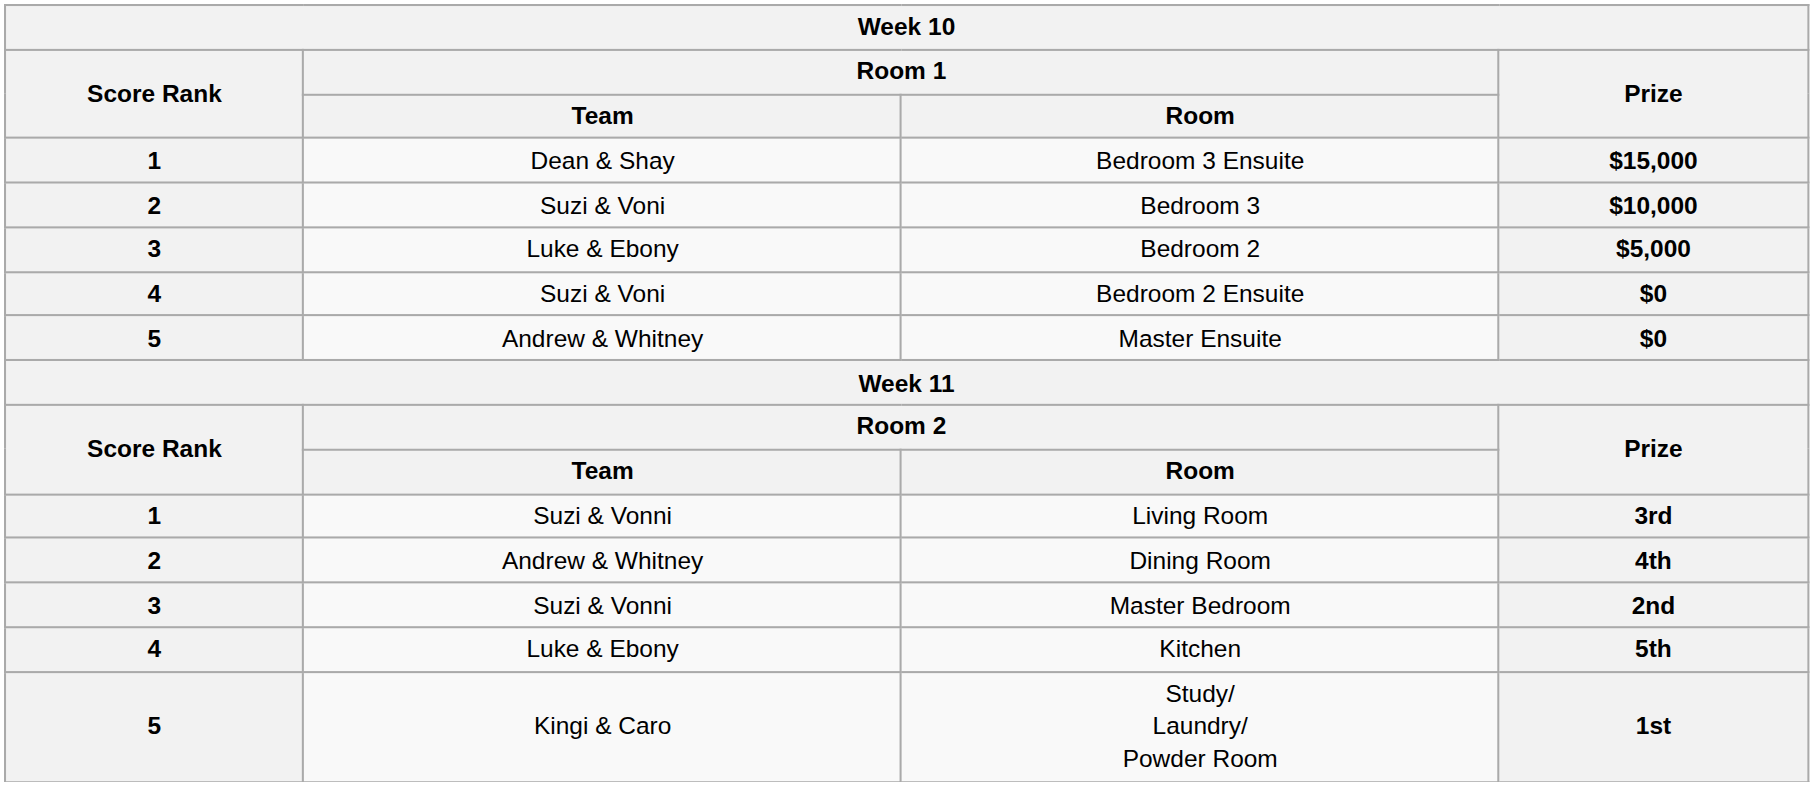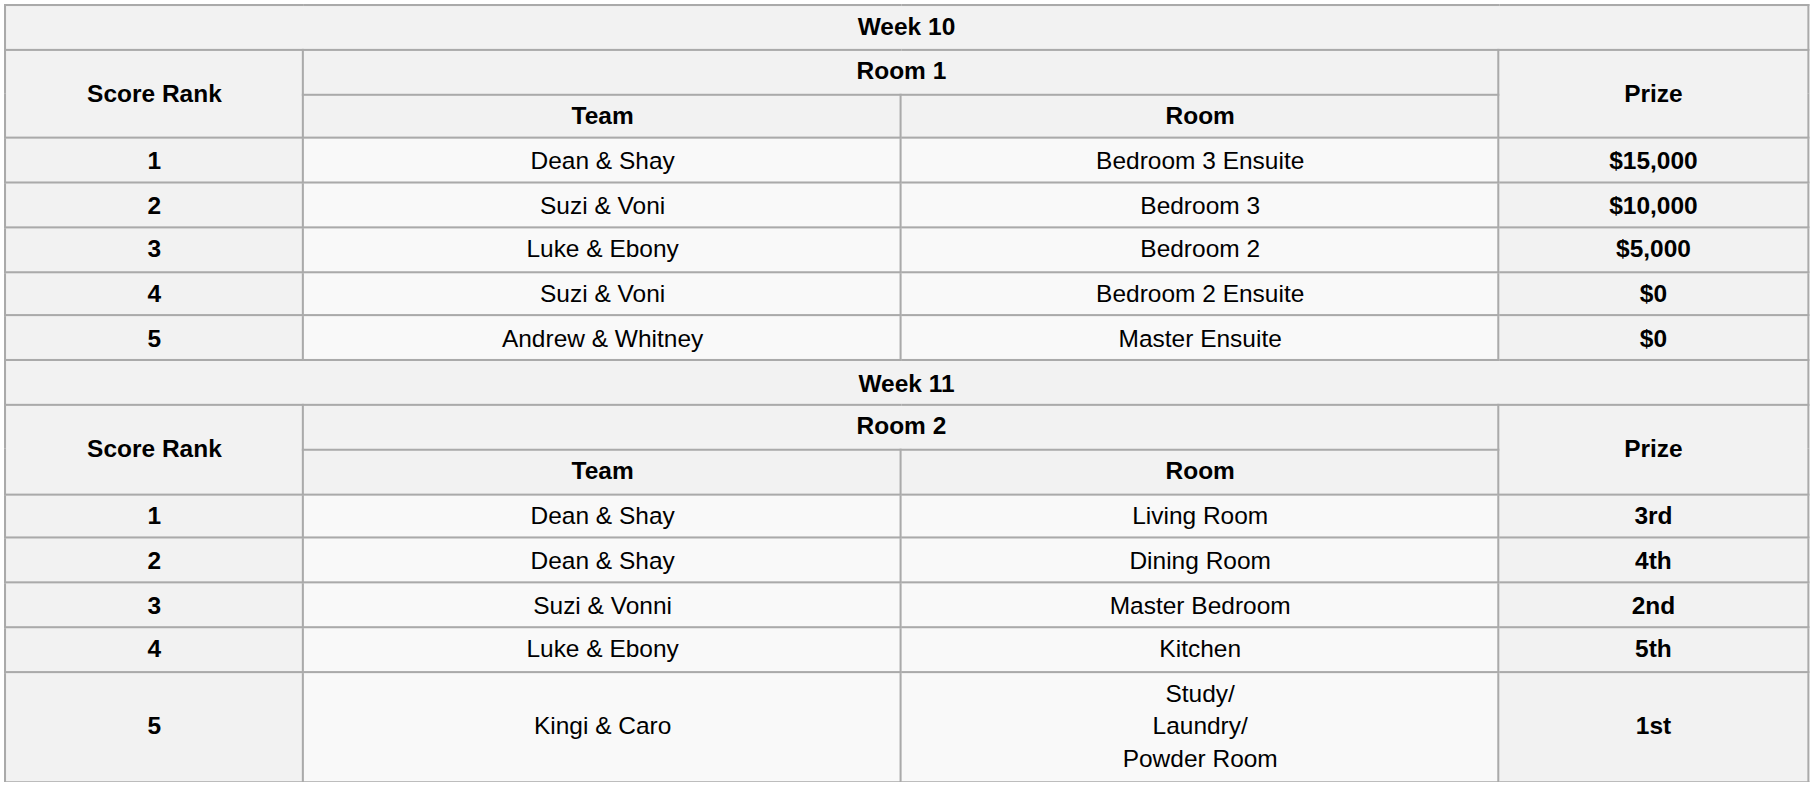(603, 516) Suzi & Vonni -> (603, 516) Dean & Shay
(603, 560) Andrew & Whitney -> (603, 560) Dean & Shay
